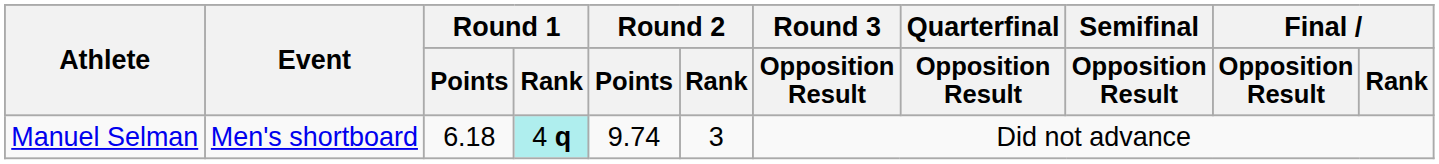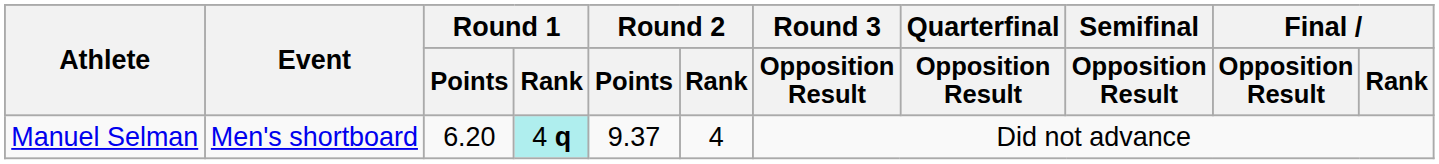(469, 137) 6.18 -> (469, 137) 6.20
(634, 137) 9.74 -> (634, 137) 9.37
(716, 137) 3 -> (716, 137) 4
